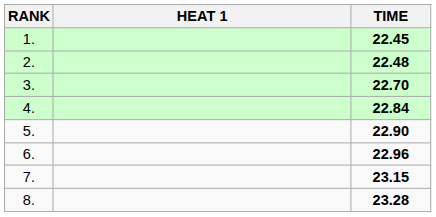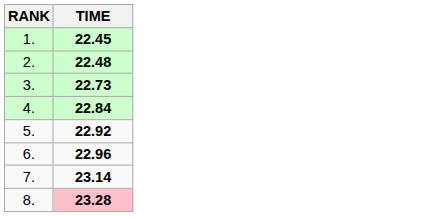- column: (202, 16)
(391, 85) 22.70 -> (93, 85) 22.73
(391, 131) 22.90 -> (93, 131) 22.92
(391, 177) 23.15 -> (93, 177) 23.14
(391, 200) no background -> (93, 200) pink background
